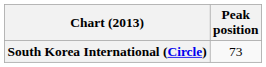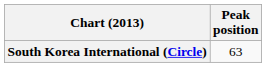(236, 51) 73 -> (236, 51) 63
